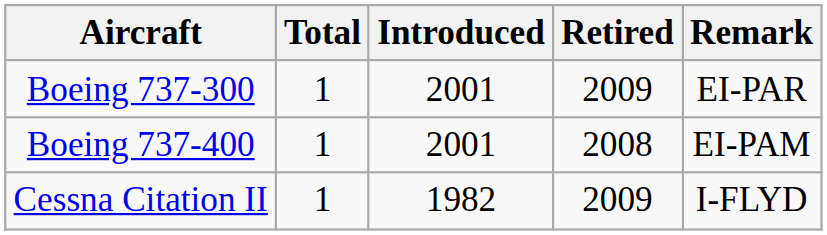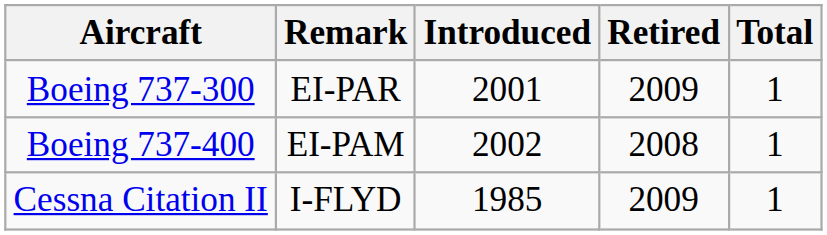columns swapped: (323, 32) <-> (752, 32)
(461, 144) 2001 -> (507, 144) 2002
(461, 199) 1982 -> (507, 199) 1985
